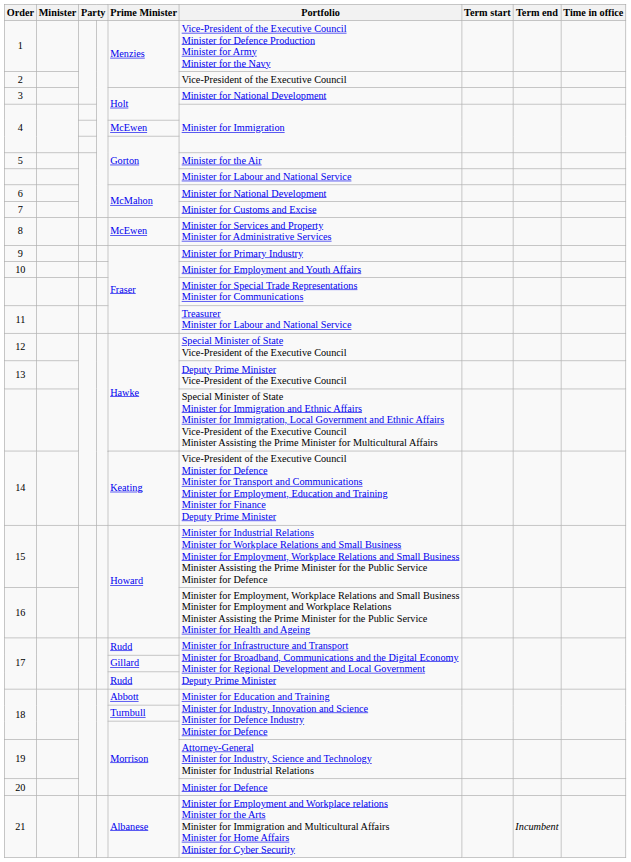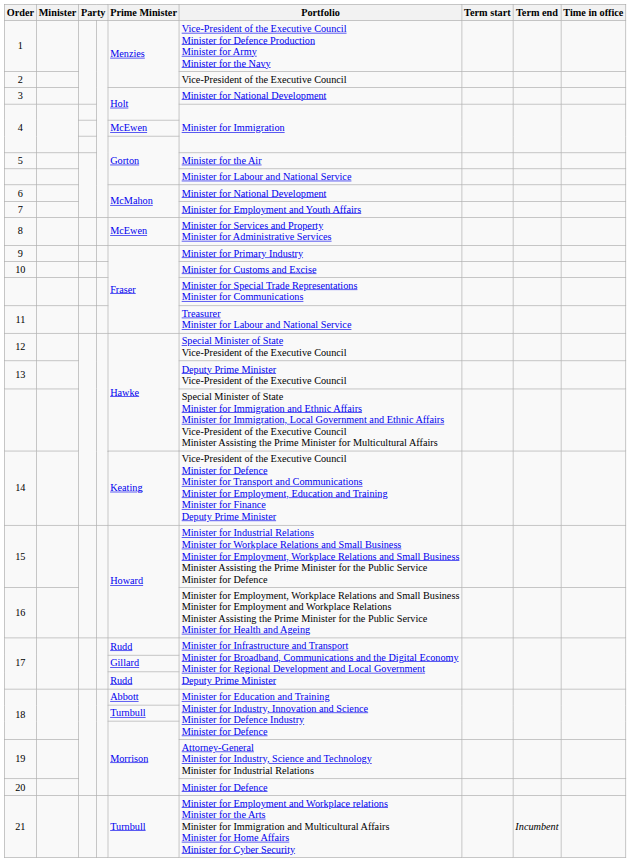(249, 209) Minister for Customs and Excise -> (271, 209) Minister for Employment and Youth Affairs
(271, 269) Minister for Employment and Youth Affairs -> (249, 269) Minister for Customs and Excise
(129, 826) Albanese -> (128, 826) Turnbull
